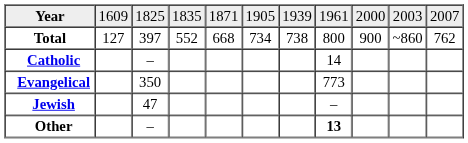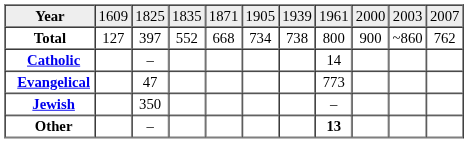(150, 82) 350 -> (150, 82) 47
(150, 104) 47 -> (150, 104) 350
